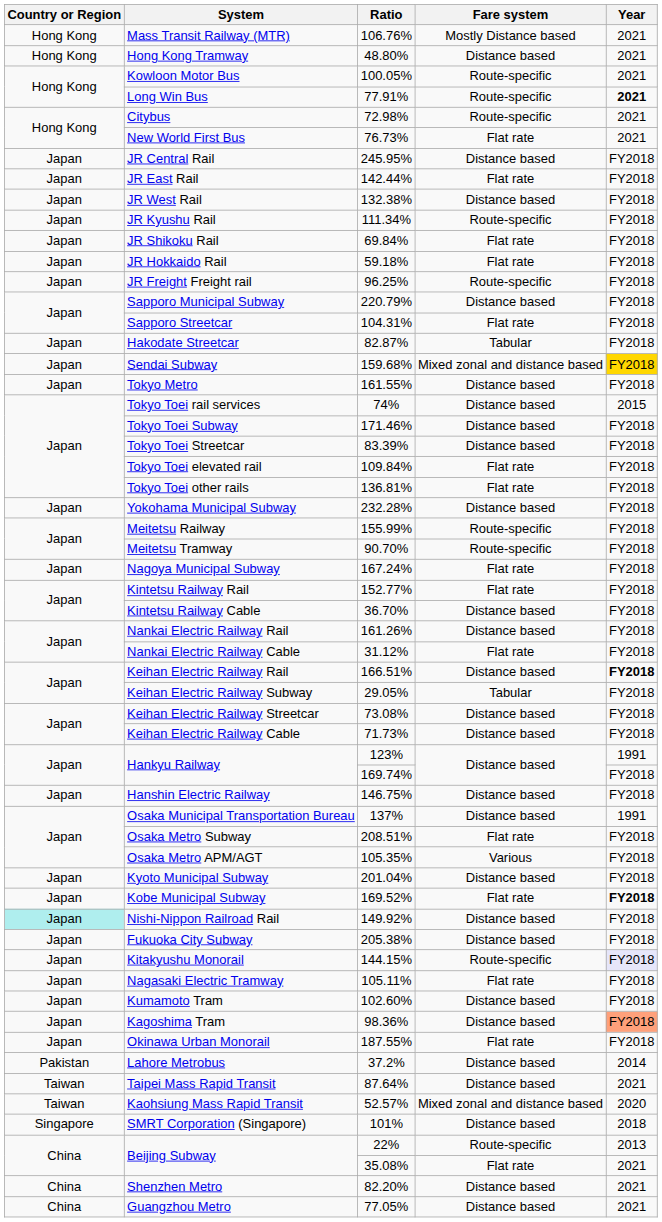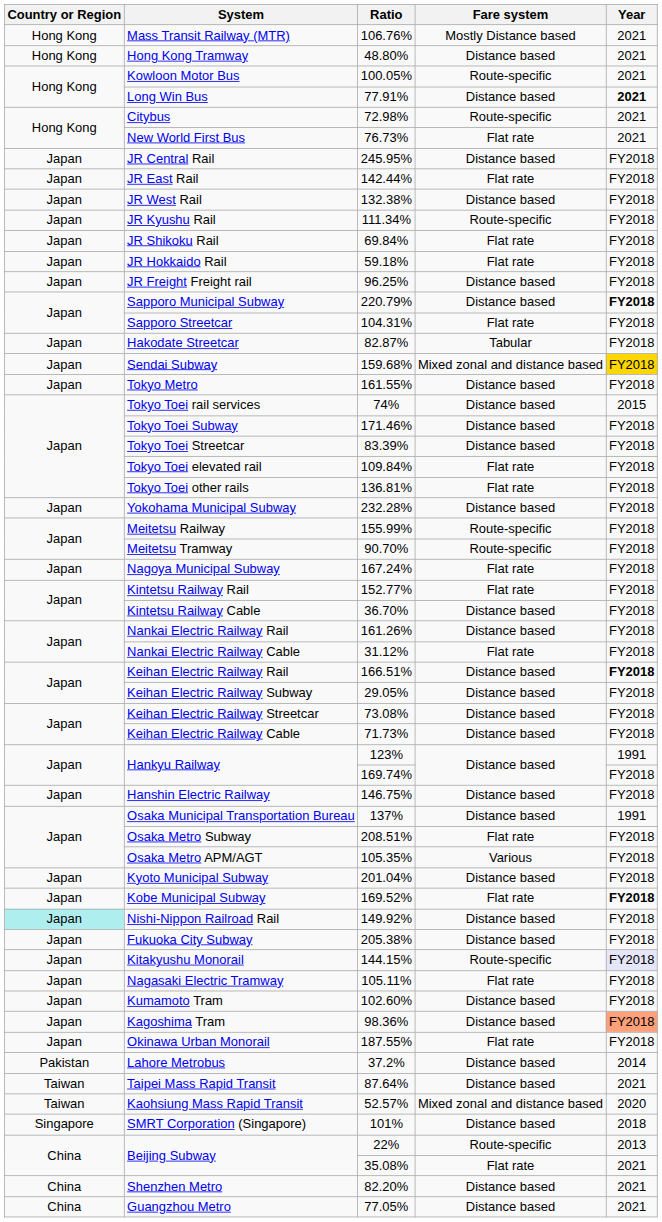(510, 96) Route-specific -> (510, 96) Distance based
(510, 281) Route-specific -> (510, 281) Distance based
(632, 302) normal -> (632, 302) bold
(510, 693) Tabular -> (510, 693) Distance based
